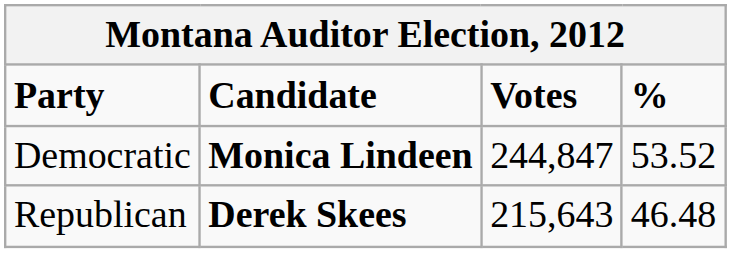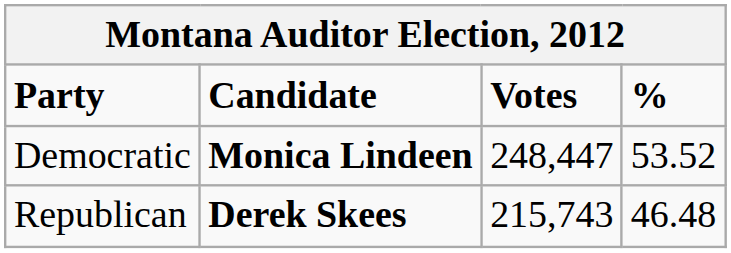(552, 154) 244,847 -> (552, 154) 248,447
(552, 214) 215,643 -> (552, 214) 215,743
